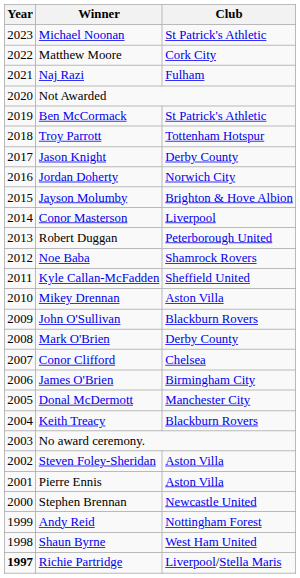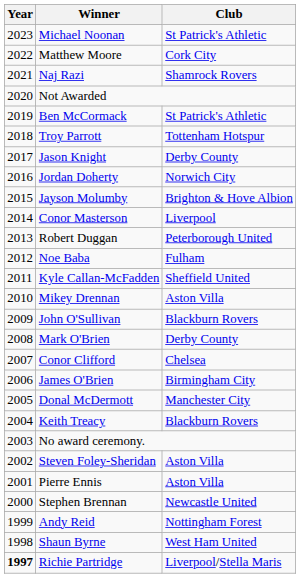(185, 75) Fulham -> (211, 75) Shamrock Rovers
(211, 258) Shamrock Rovers -> (185, 258) Fulham
